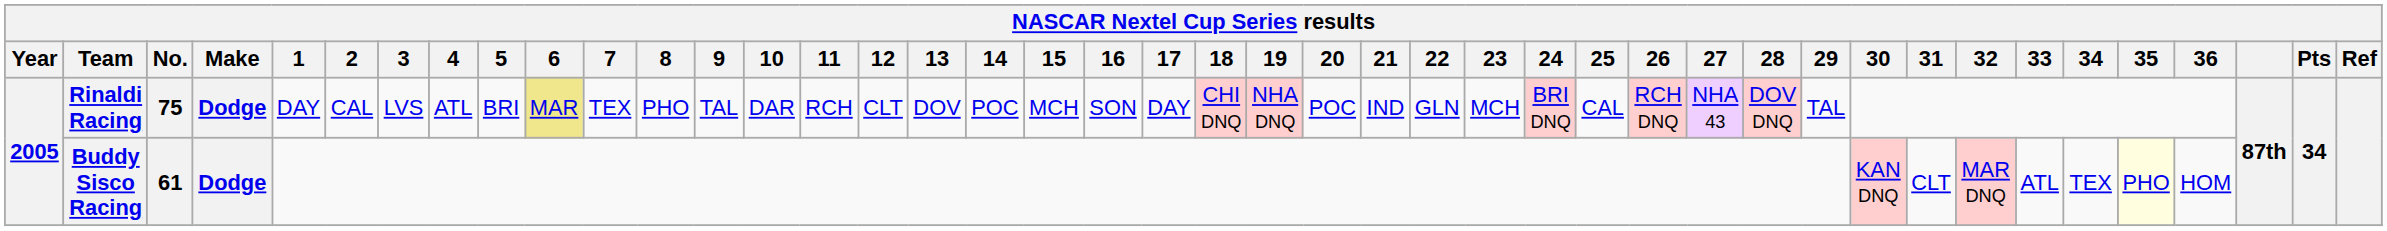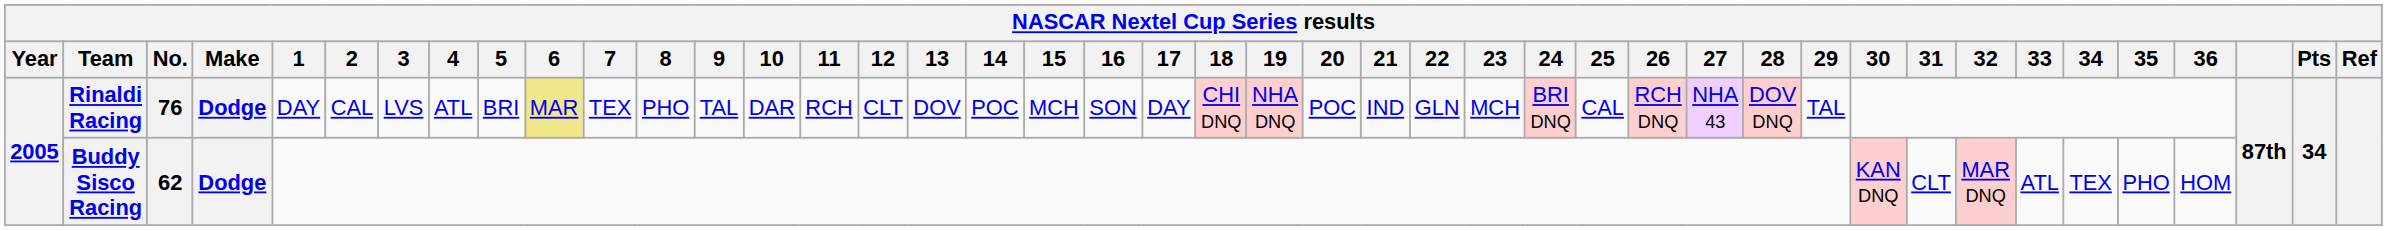(170, 108) 75 -> (170, 108) 76
(170, 182) 61 -> (170, 182) 62
(2146, 182) lightyellow background -> (2146, 182) no background
